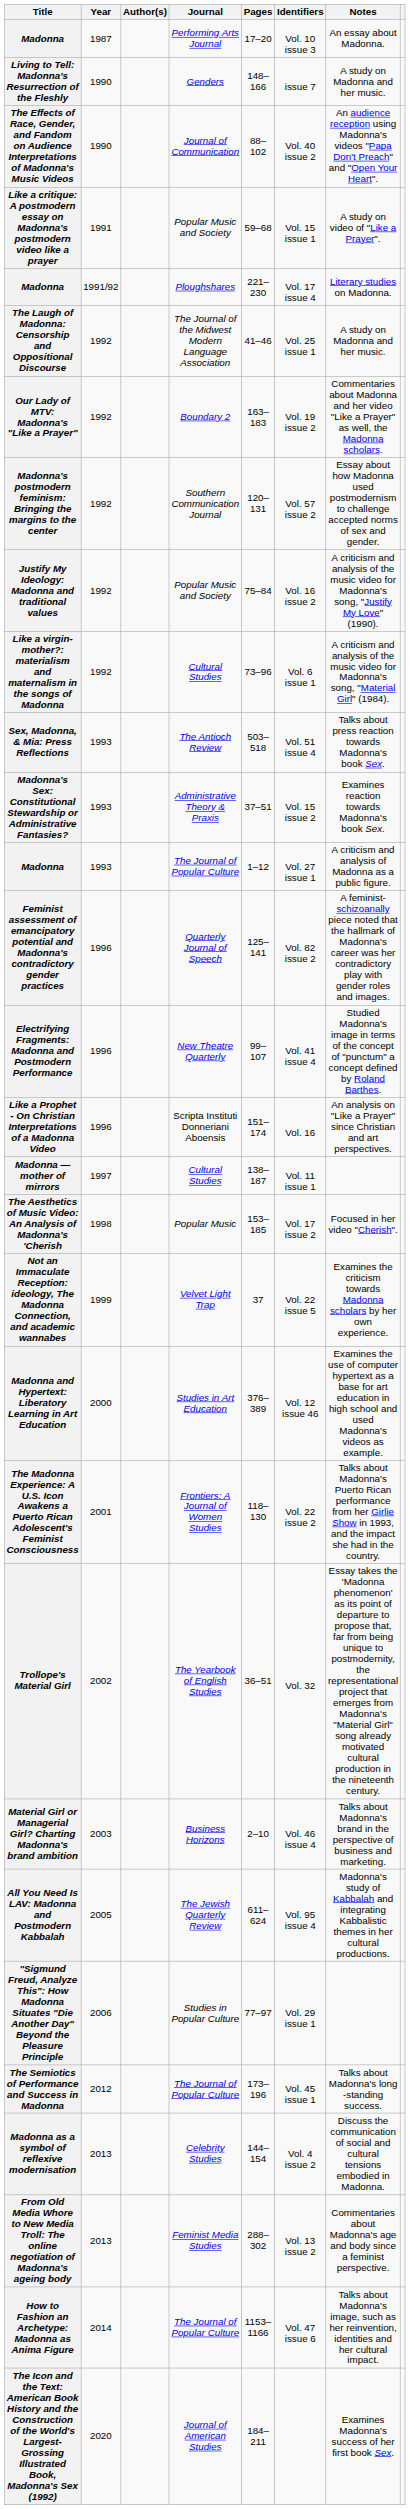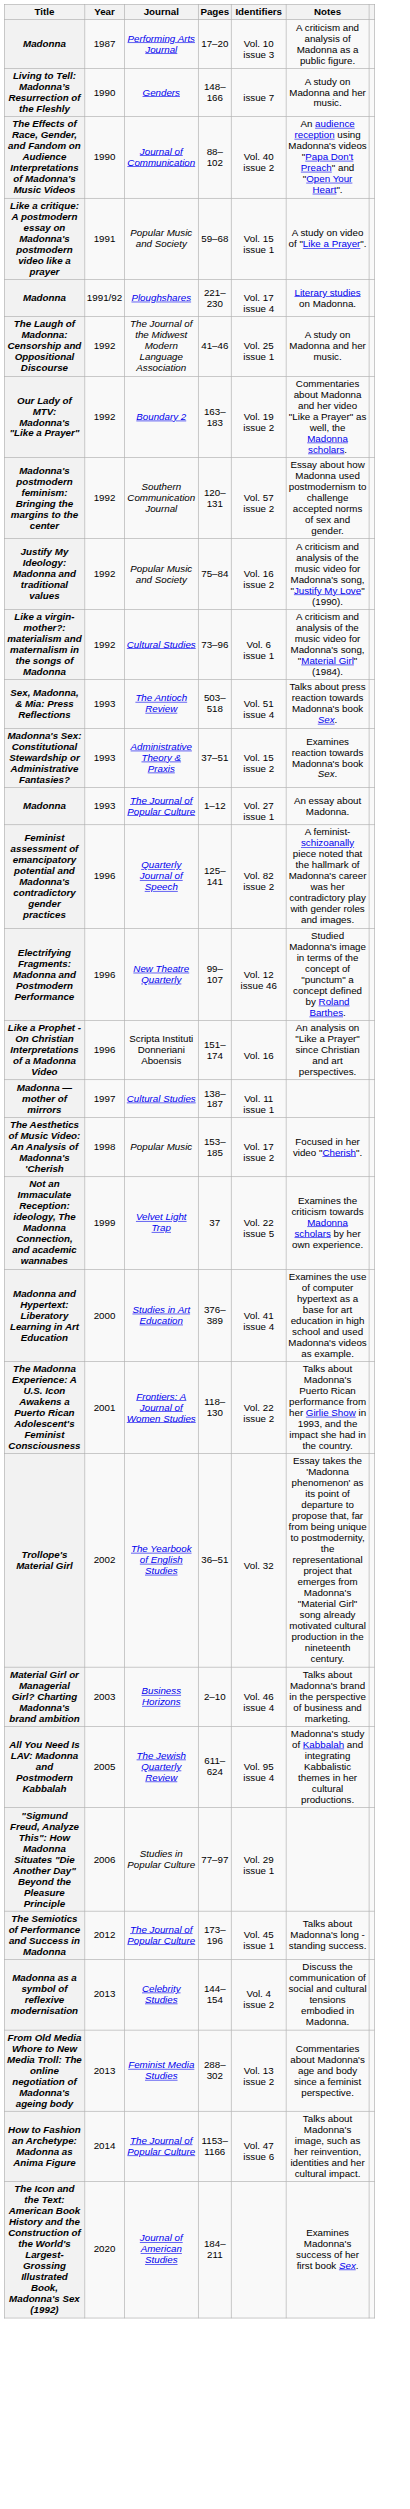- column: (145, 12)
(363, 38) An essay about Madonna. -> (328, 44) A criticism and analysis of Madonna as a public figure.
(363, 866) A criticism and analysis of Madonna as a public figure. -> (328, 806) An essay about Madonna.
(300, 1056) Vol. 41 issue 4 -> (259, 980) Vol. 12 issue 46
(300, 1408) Vol. 12 issue 46 -> (259, 1320) Vol. 41 issue 4
